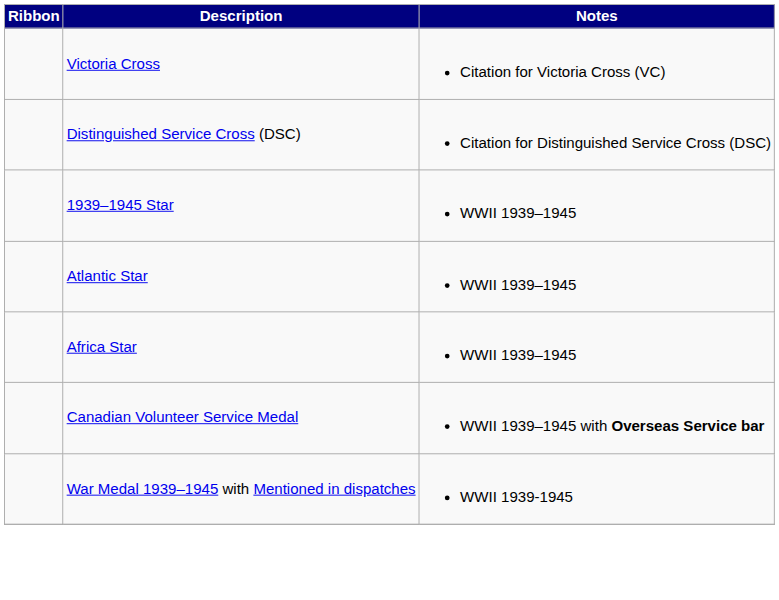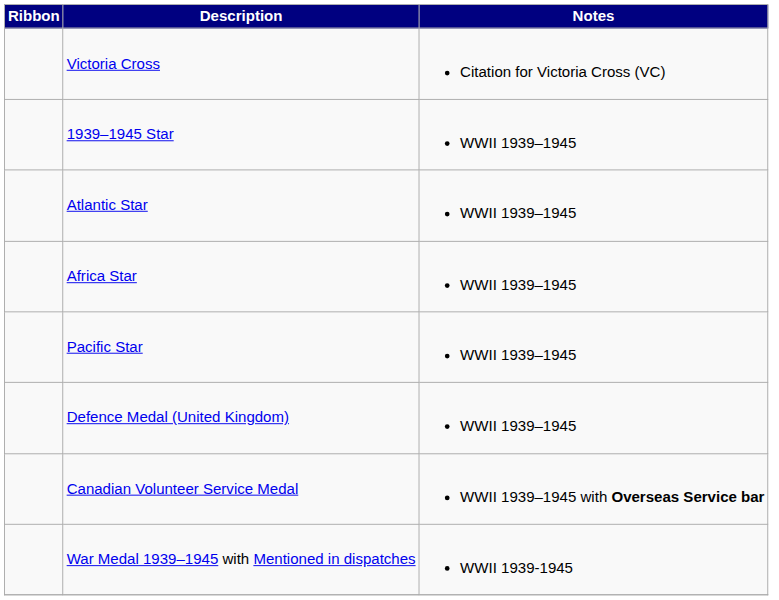- row: (184, 134)
+ row: (105, 347)
+ row: (178, 418)
